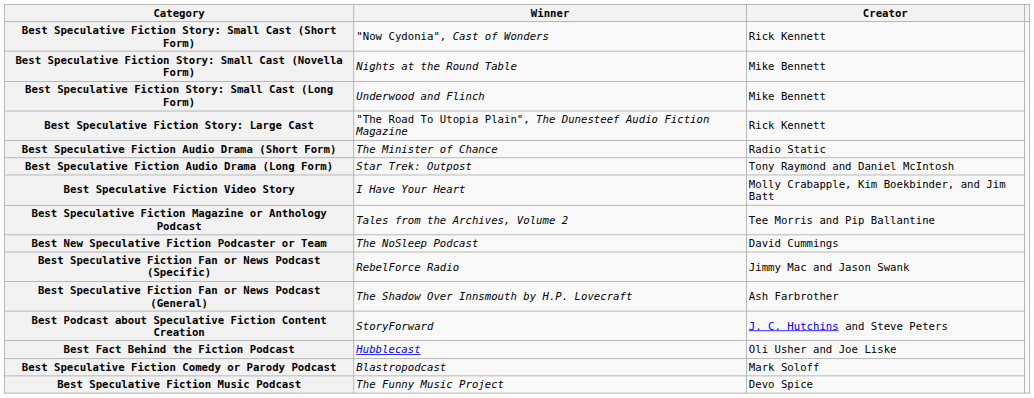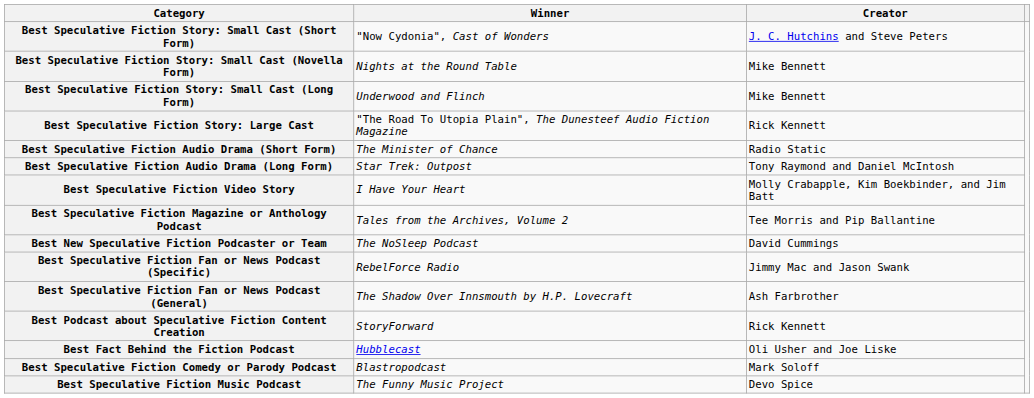(787, 37) Rick Kennett -> (848, 37) J. C. Hutchins and Steve Peters
(848, 326) J. C. Hutchins and Steve Peters -> (787, 326) Rick Kennett
